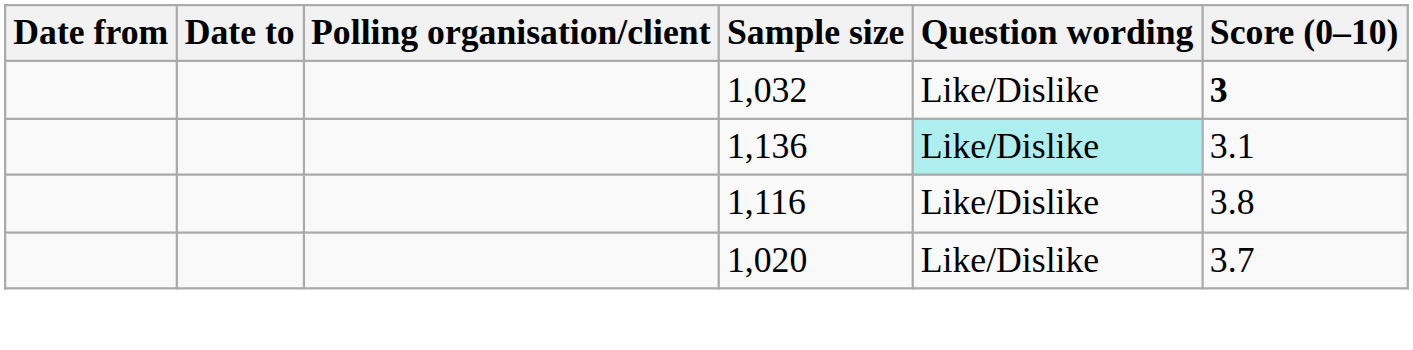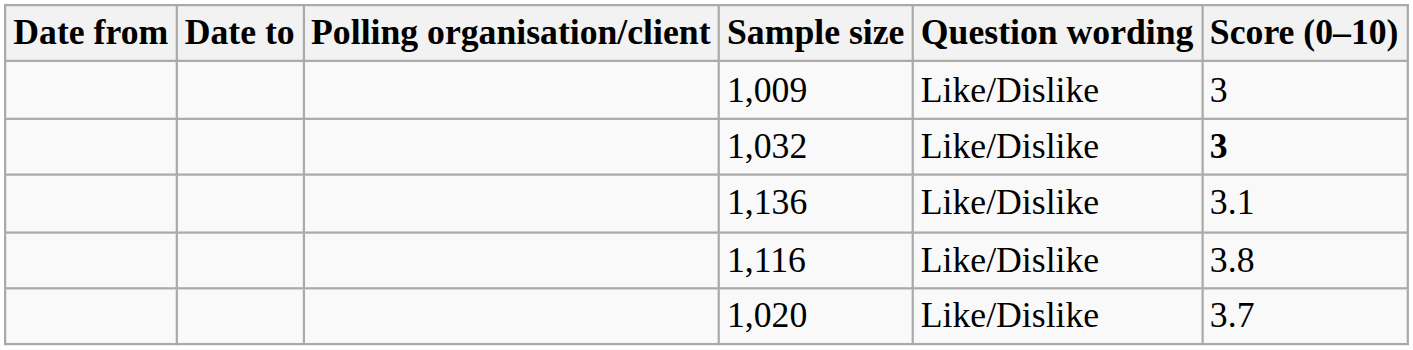+ row: (767, 89)
(1010, 145) paleturquoise background -> (1010, 202) no background
